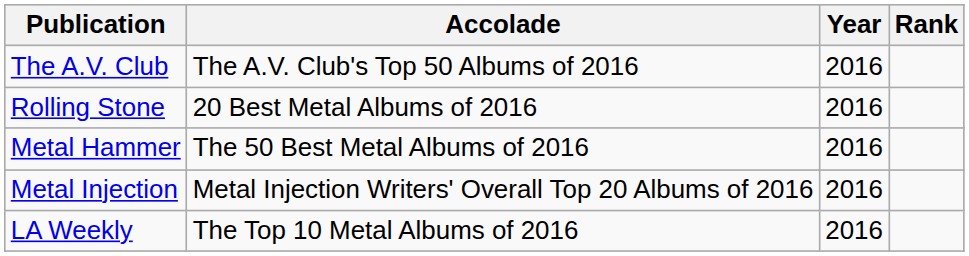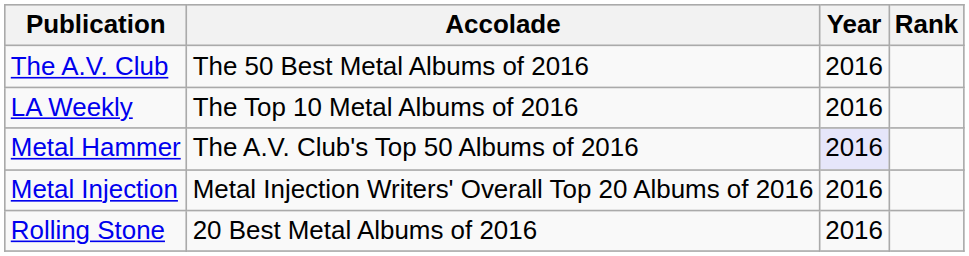(416, 66) The A.V. Club's Top 50 Albums of 2016 -> (391, 66) The 50 Best Metal Albums of 2016
rows swapped: (88, 107) <-> (72, 230)
(391, 148) The 50 Best Metal Albums of 2016 -> (416, 148) The A.V. Club's Top 50 Albums of 2016
(854, 148) no background -> (854, 148) lavender background
